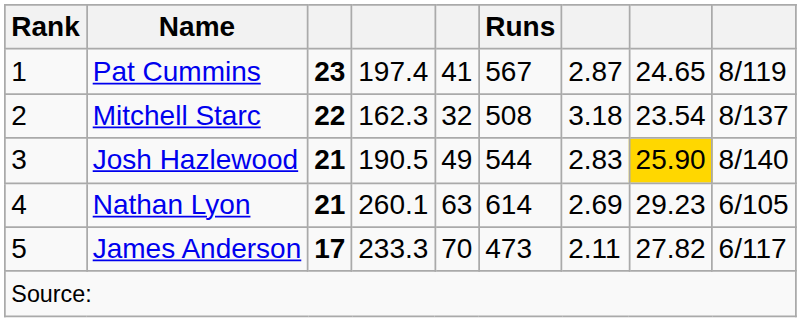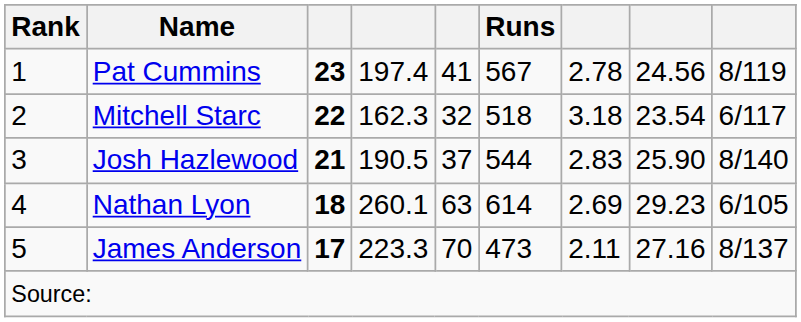(595, 71) 2.87 -> (595, 71) 2.78
(671, 71) 24.65 -> (671, 71) 24.56
(509, 115) 508 -> (509, 115) 518
(754, 115) 8/137 -> (753, 115) 6/117
(457, 159) 49 -> (457, 159) 37
(671, 159) gold background -> (671, 159) no background
(330, 204) 21 -> (330, 204) 18
(393, 248) 233.3 -> (393, 248) 223.3
(671, 248) 27.82 -> (671, 248) 27.16
(753, 248) 6/117 -> (754, 248) 8/137
